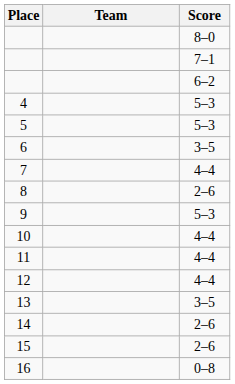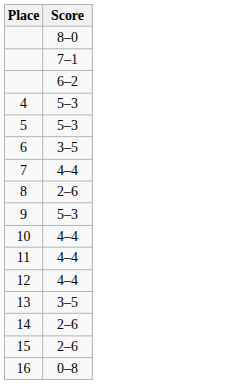- column: (111, 15)
